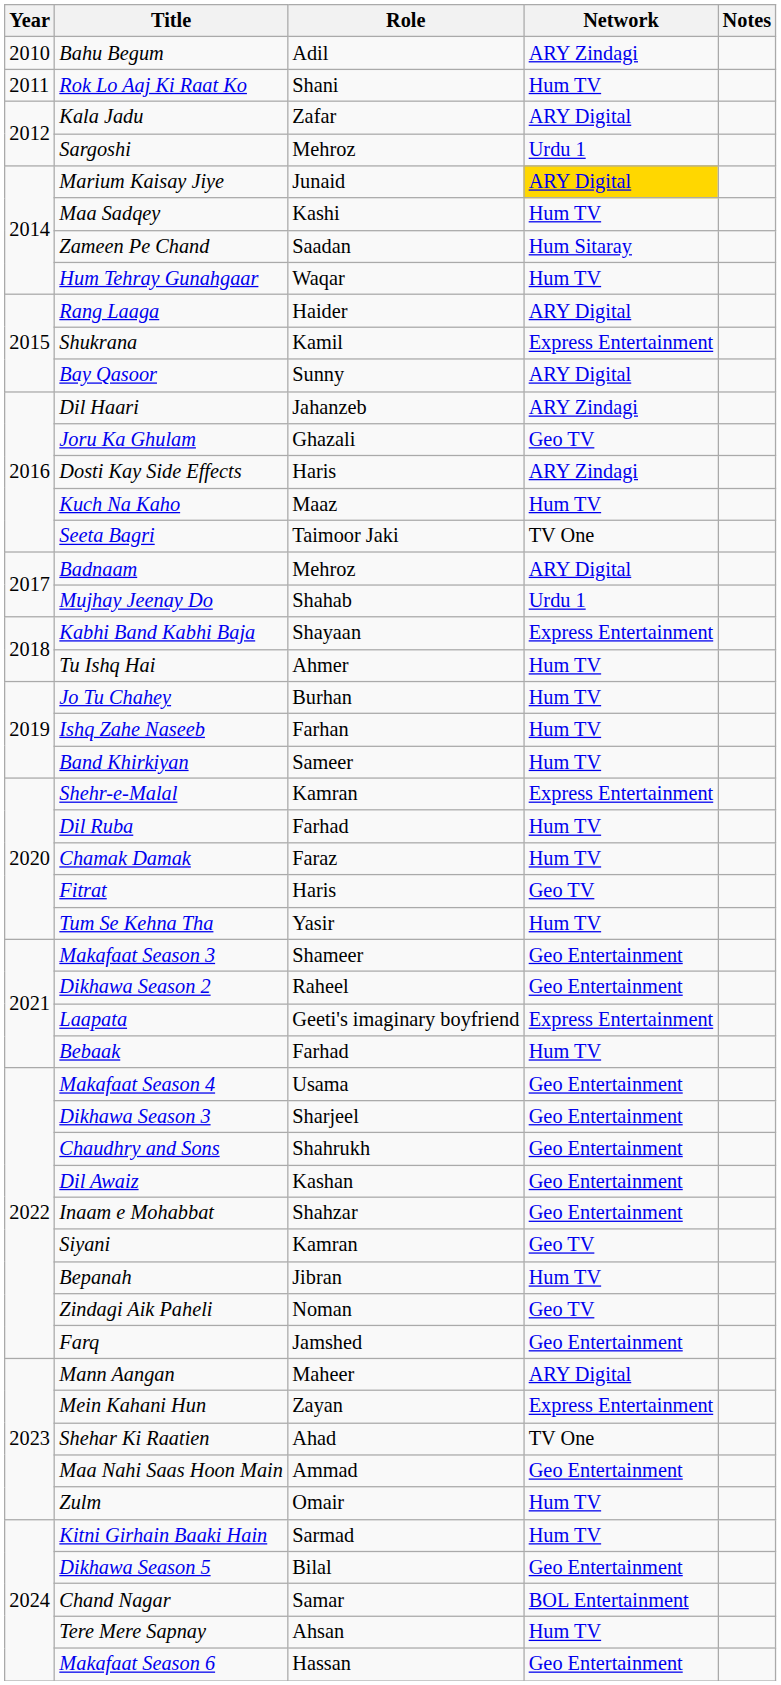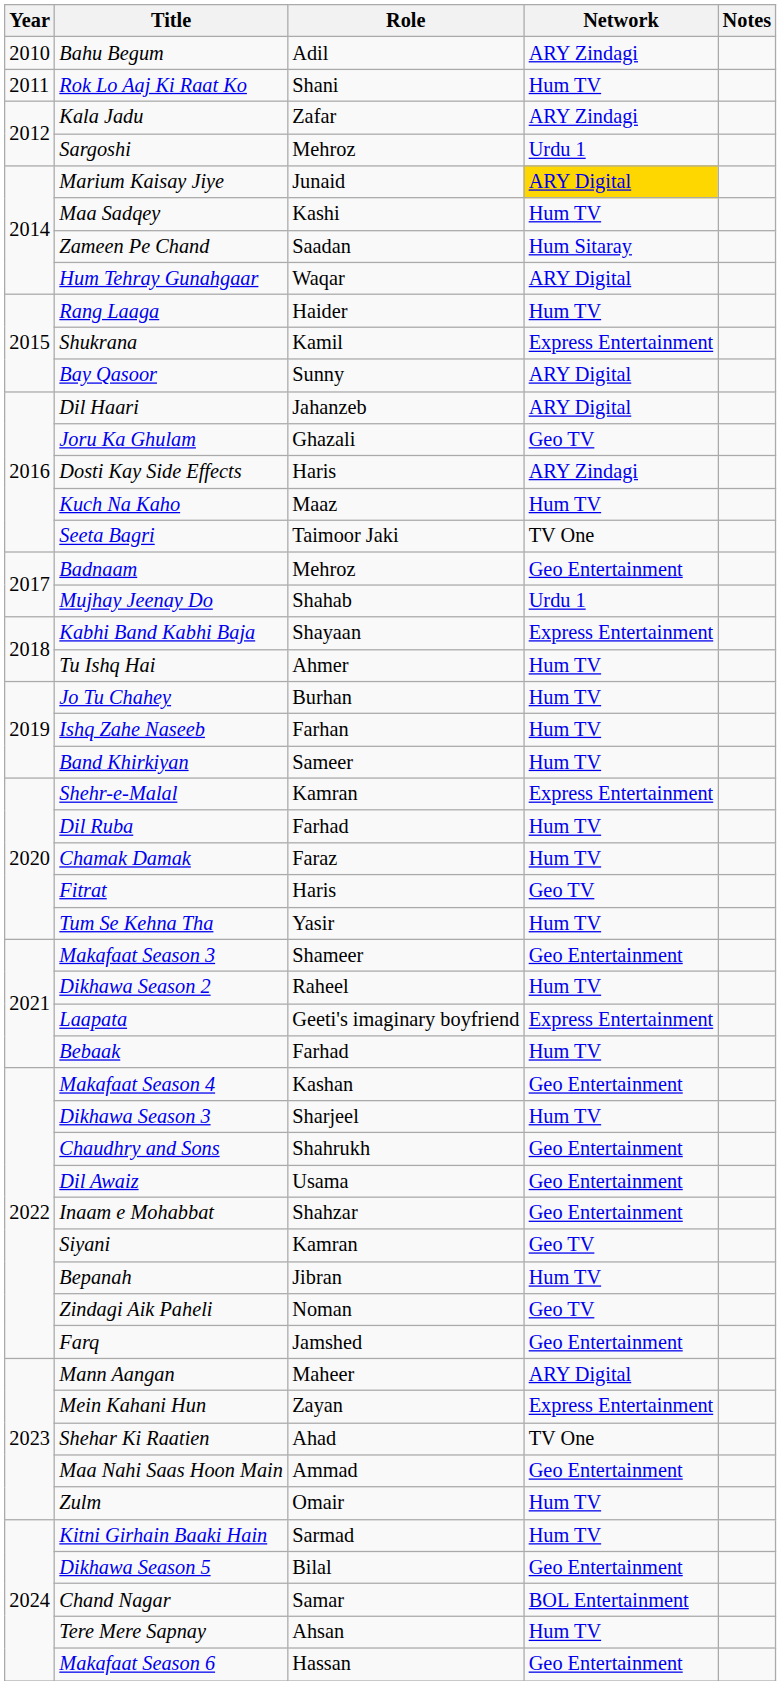(580, 117) ARY Digital -> (583, 117) ARY Zindagi
(565, 278) Hum TV -> (580, 278) ARY Digital
(580, 310) ARY Digital -> (565, 310) Hum TV
(583, 407) ARY Zindagi -> (580, 407) ARY Digital
(580, 568) ARY Digital -> (606, 568) Geo Entertainment
(606, 987) Geo Entertainment -> (565, 987) Hum TV
(320, 1084) Usama -> (323, 1084) Kashan
(606, 1116) Geo Entertainment -> (565, 1116) Hum TV
(323, 1180) Kashan -> (320, 1180) Usama
